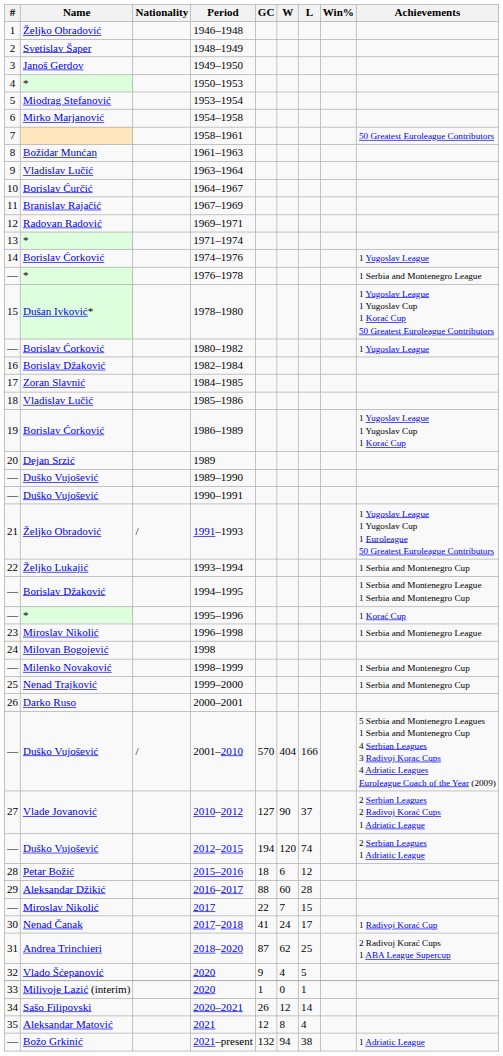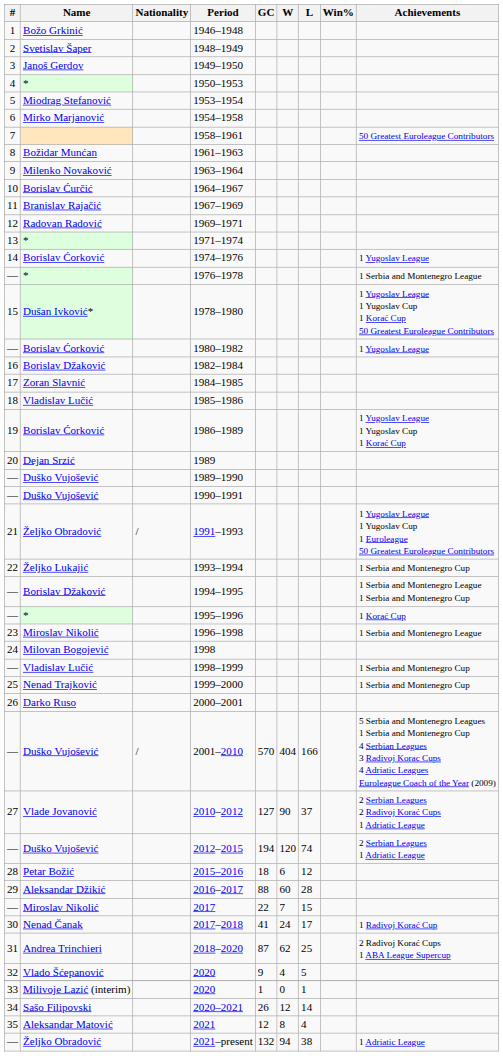(62, 30) Željko Obradović -> (53, 30) Božo Grkinić
(58, 170) Vladislav Lučić -> (67, 170) Milenko Novaković
(67, 667) Milenko Novaković -> (58, 667) Vladislav Lučić
(53, 1042) Božo Grkinić -> (62, 1042) Željko Obradović
